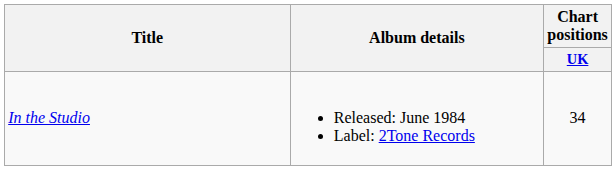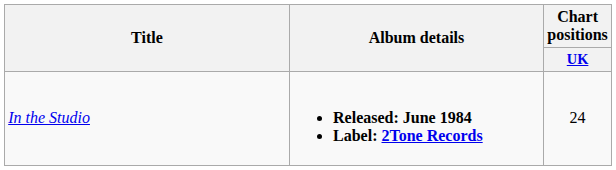(417, 127) normal -> (416, 127) bold
(578, 118) 34 -> (578, 118) 24
